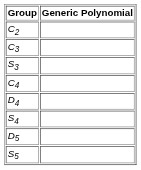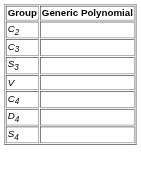+ row: (11, 82)
- row: (13, 137)
- row: (13, 155)
